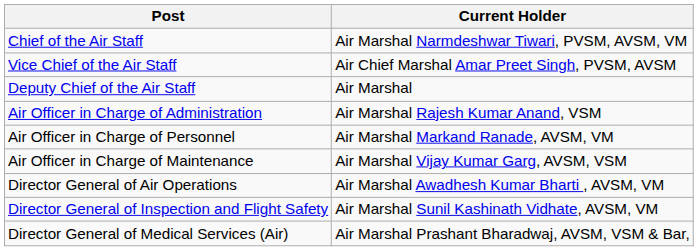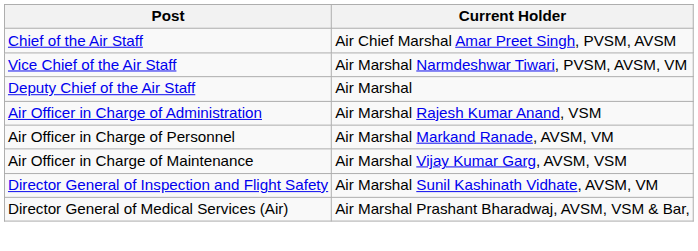(511, 40) Air Marshal Narmdeshwar Tiwari, PVSM, AVSM, VM -> (506, 40) Air Chief Marshal Amar Preet Singh, PVSM, AVSM
(506, 64) Air Chief Marshal Amar Preet Singh, PVSM, AVSM -> (511, 64) Air Marshal Narmdeshwar Tiwari, PVSM, AVSM, VM
- row: (122, 185)
